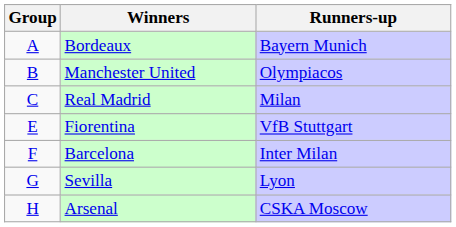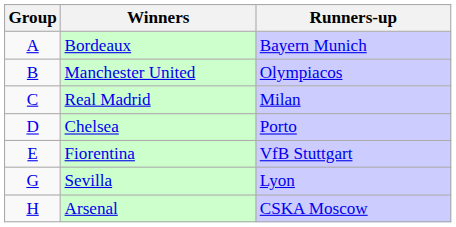+ row: (92, 126)
- row: (99, 153)
